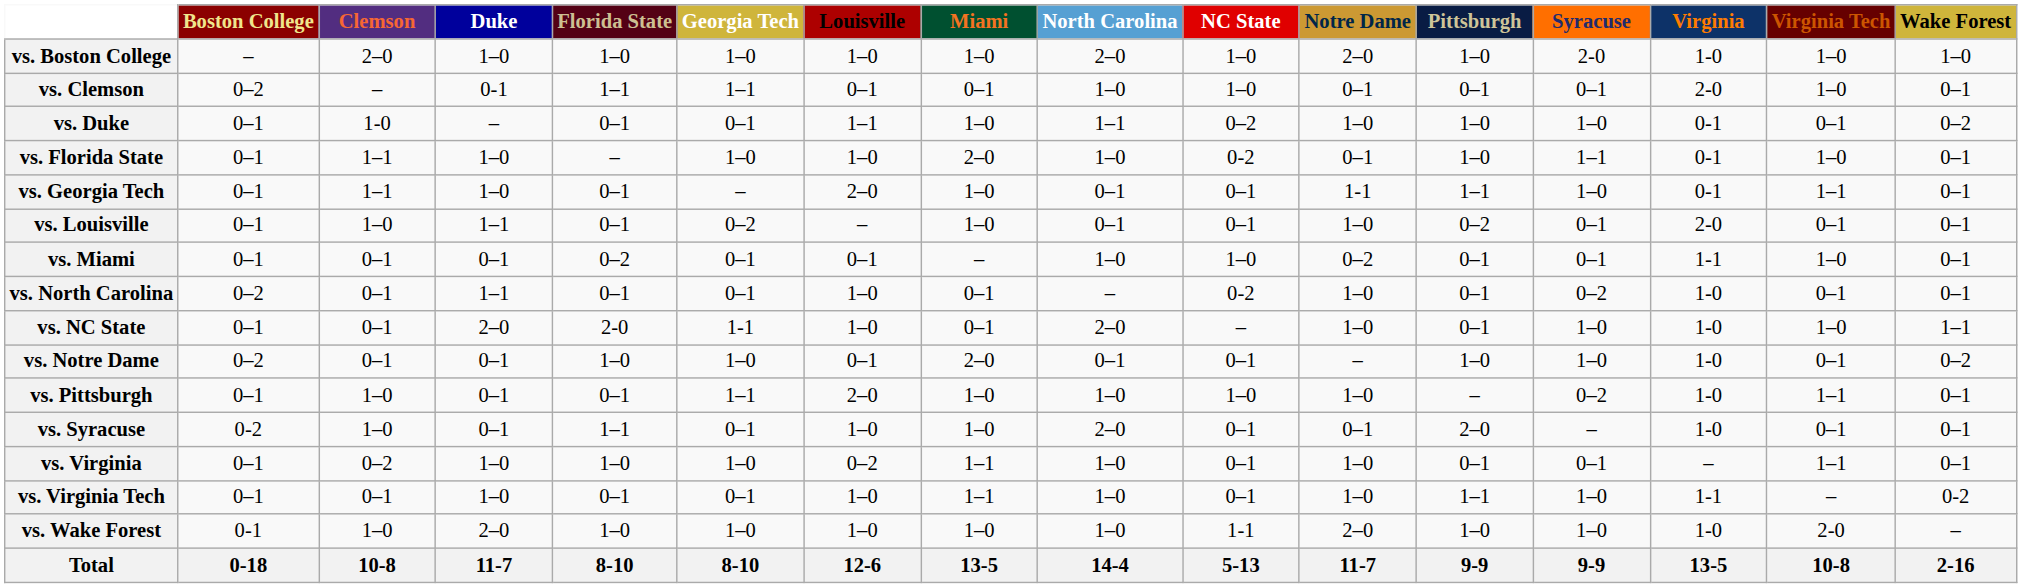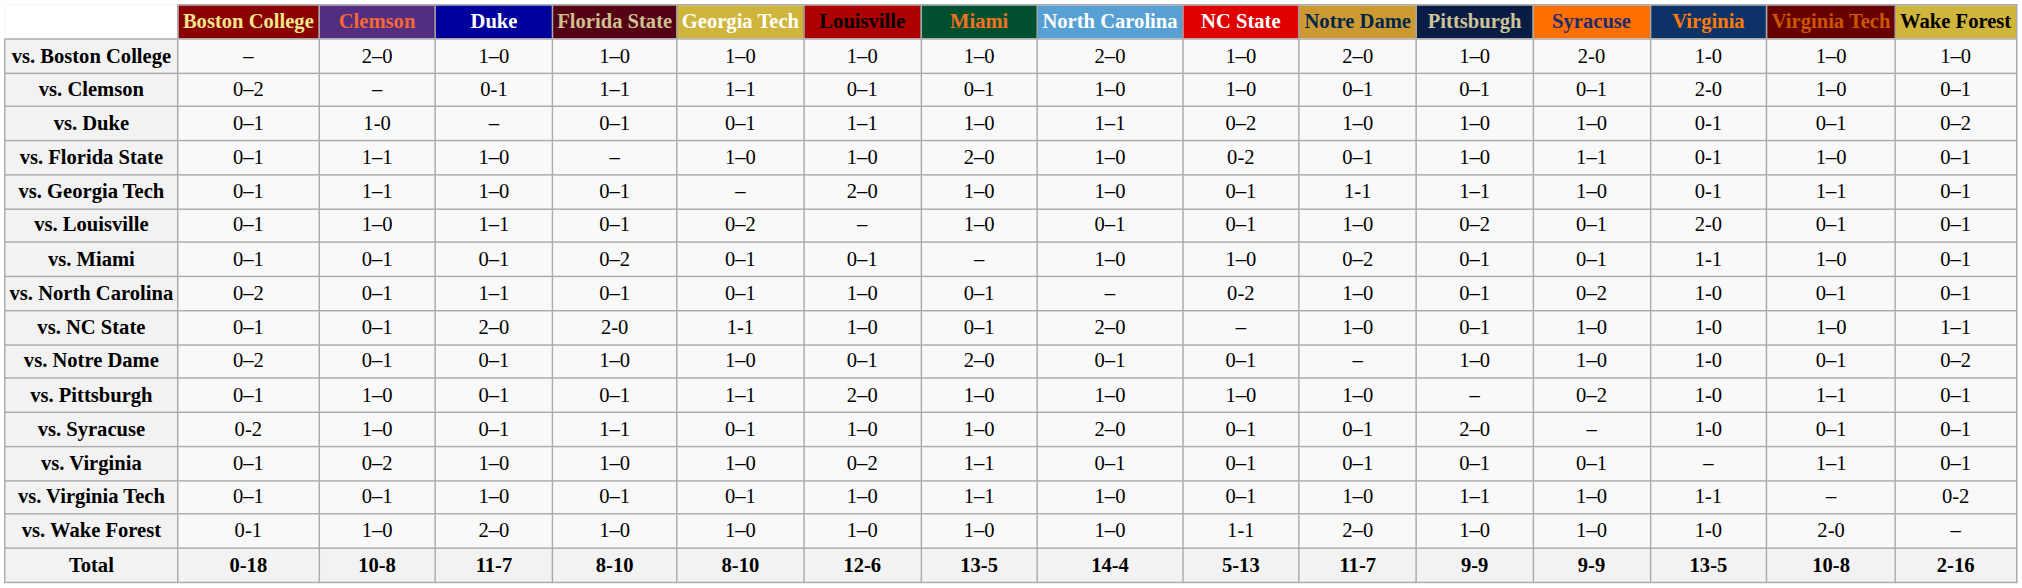(1110, 191) 0–1 -> (1110, 191) 1–0
(1110, 463) 1–0 -> (1110, 463) 0–1
(1358, 463) 1–0 -> (1358, 463) 0–1
